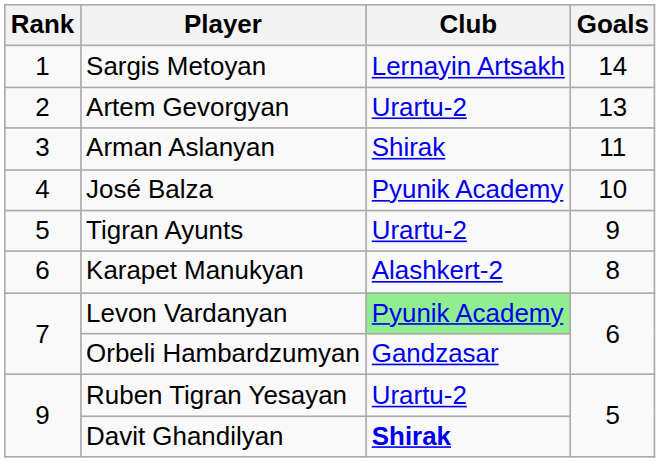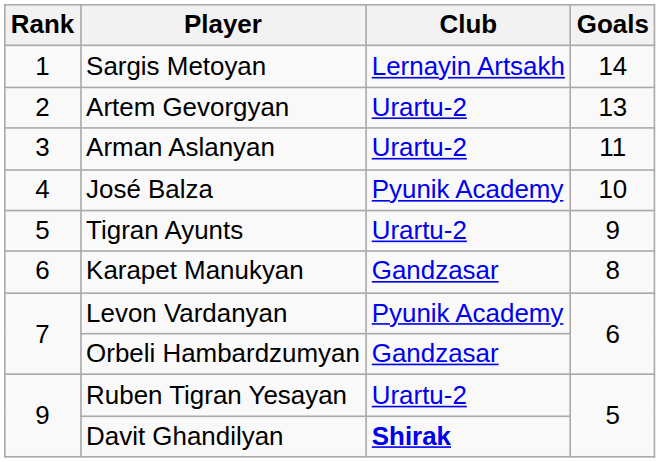(409, 148) Shirak -> (419, 148) Urartu-2
(437, 271) Alashkert-2 -> (435, 271) Gandzasar
(468, 312) lightgreen background -> (468, 312) no background
